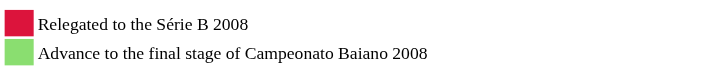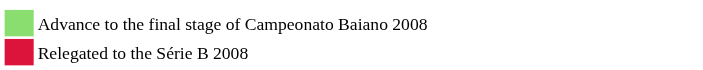rows swapped: (233, 53) <-> (143, 24)
